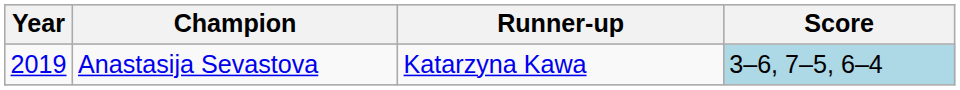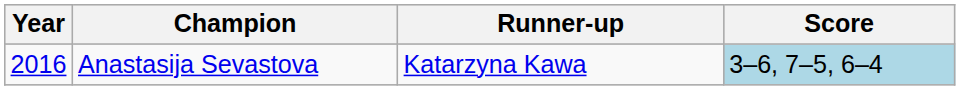(39, 64) 2019 -> (39, 64) 2016
